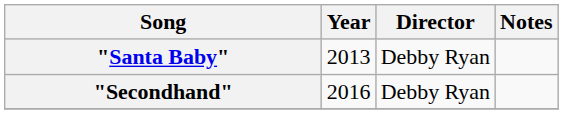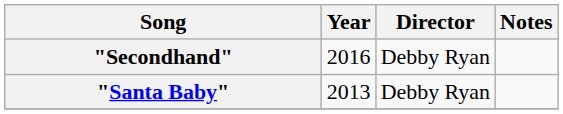rows swapped: (163, 56) <-> (163, 91)
